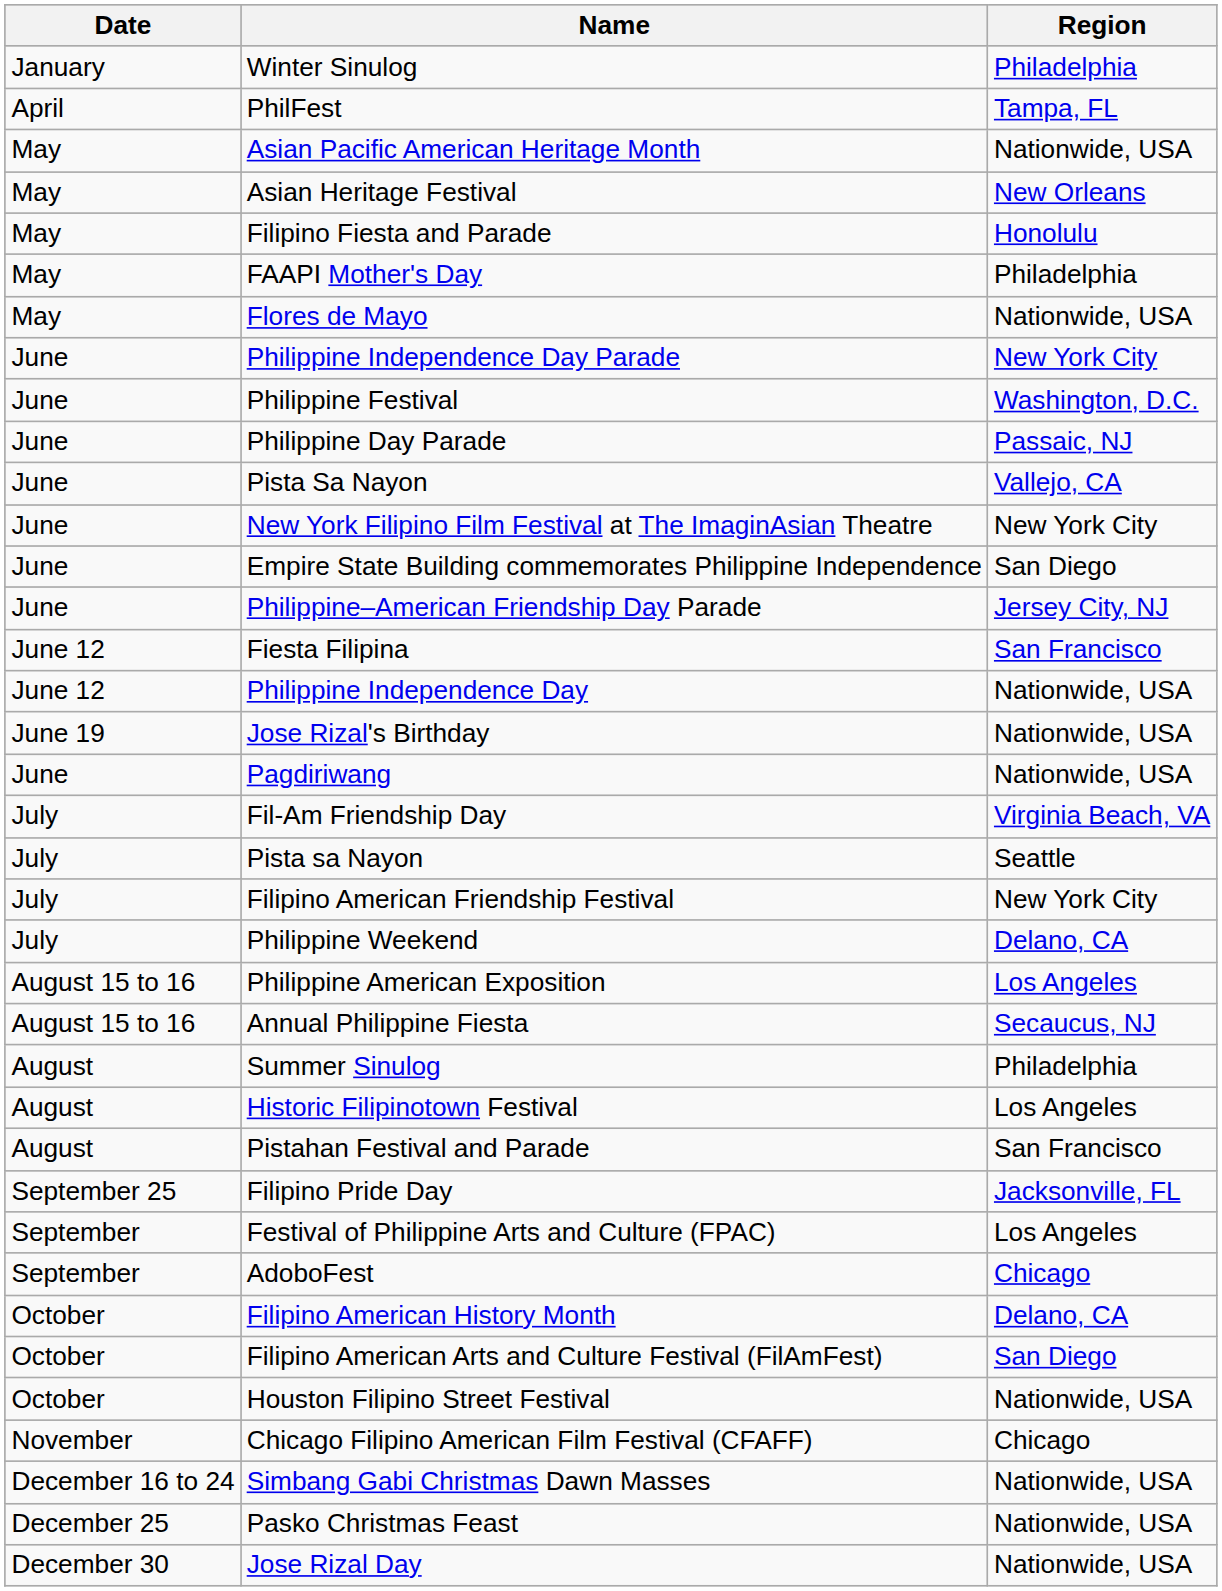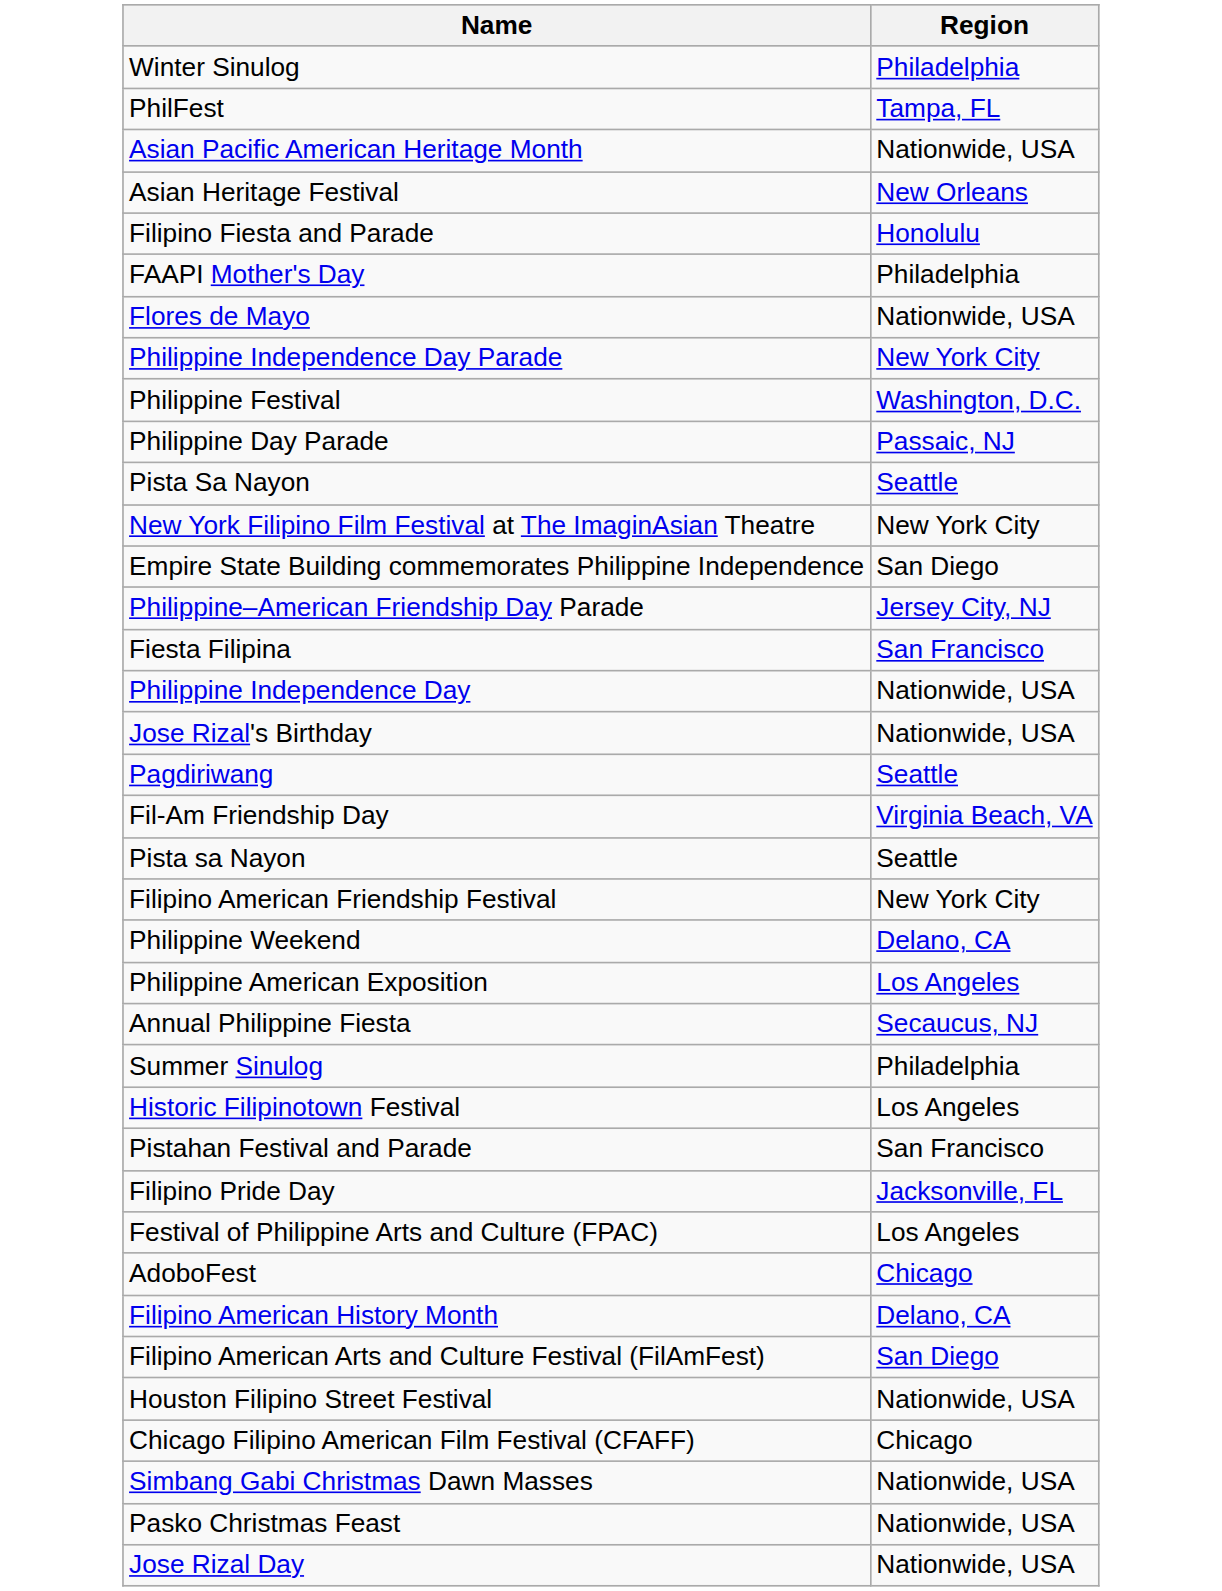- column: (123, 25)
(1058, 483) Vallejo, CA -> (917, 483) Seattle
(1093, 774) Nationwide, USA -> (917, 774) Seattle
